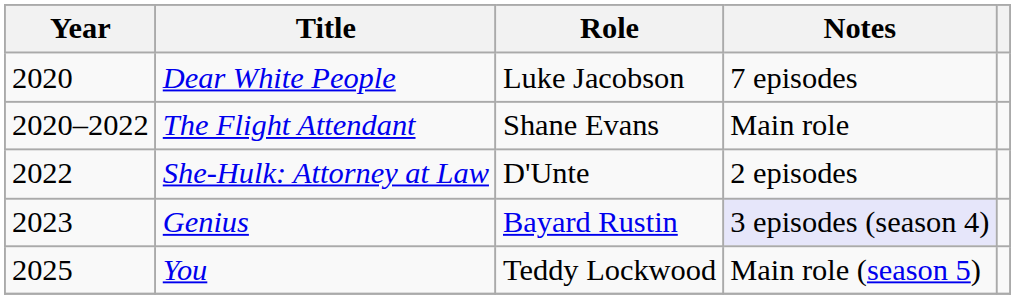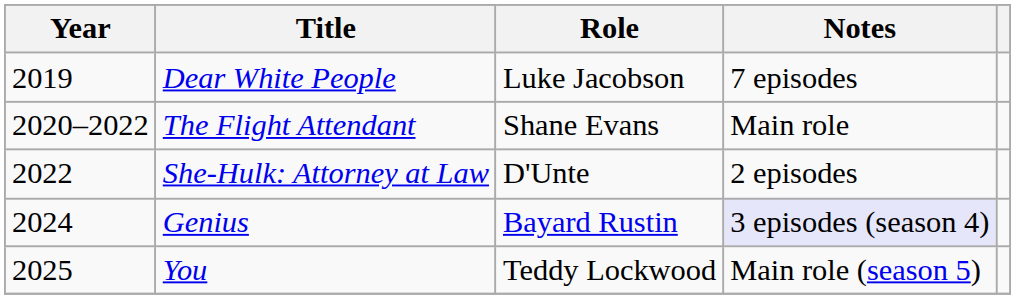(42, 76) 2020 -> (42, 76) 2019
(42, 221) 2023 -> (42, 221) 2024
